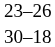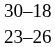rows swapped: (28, 37) <-> (28, 10)
